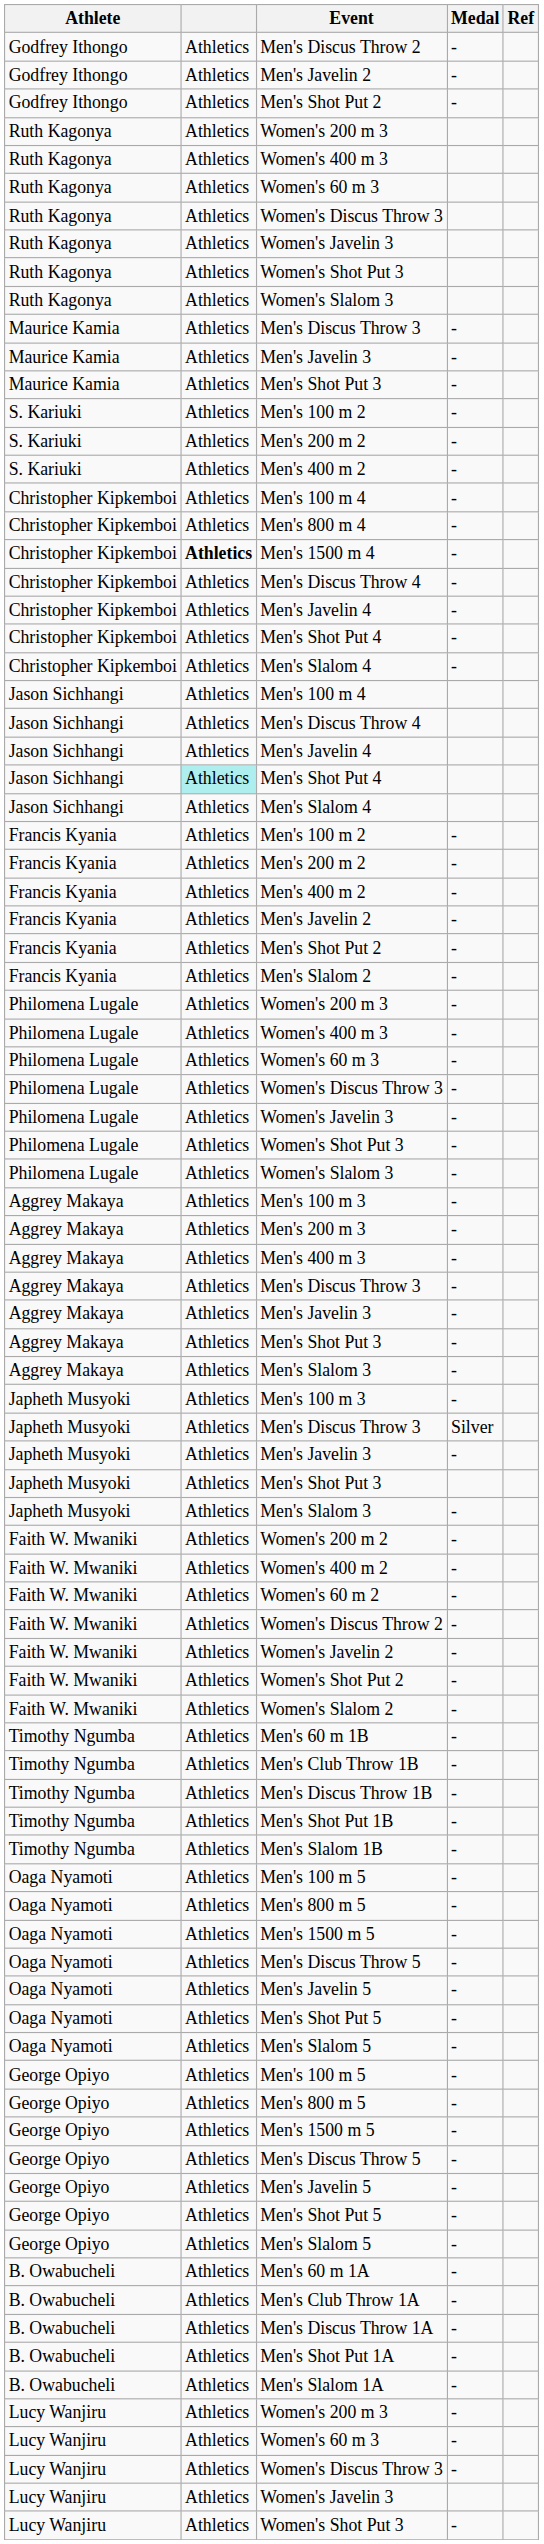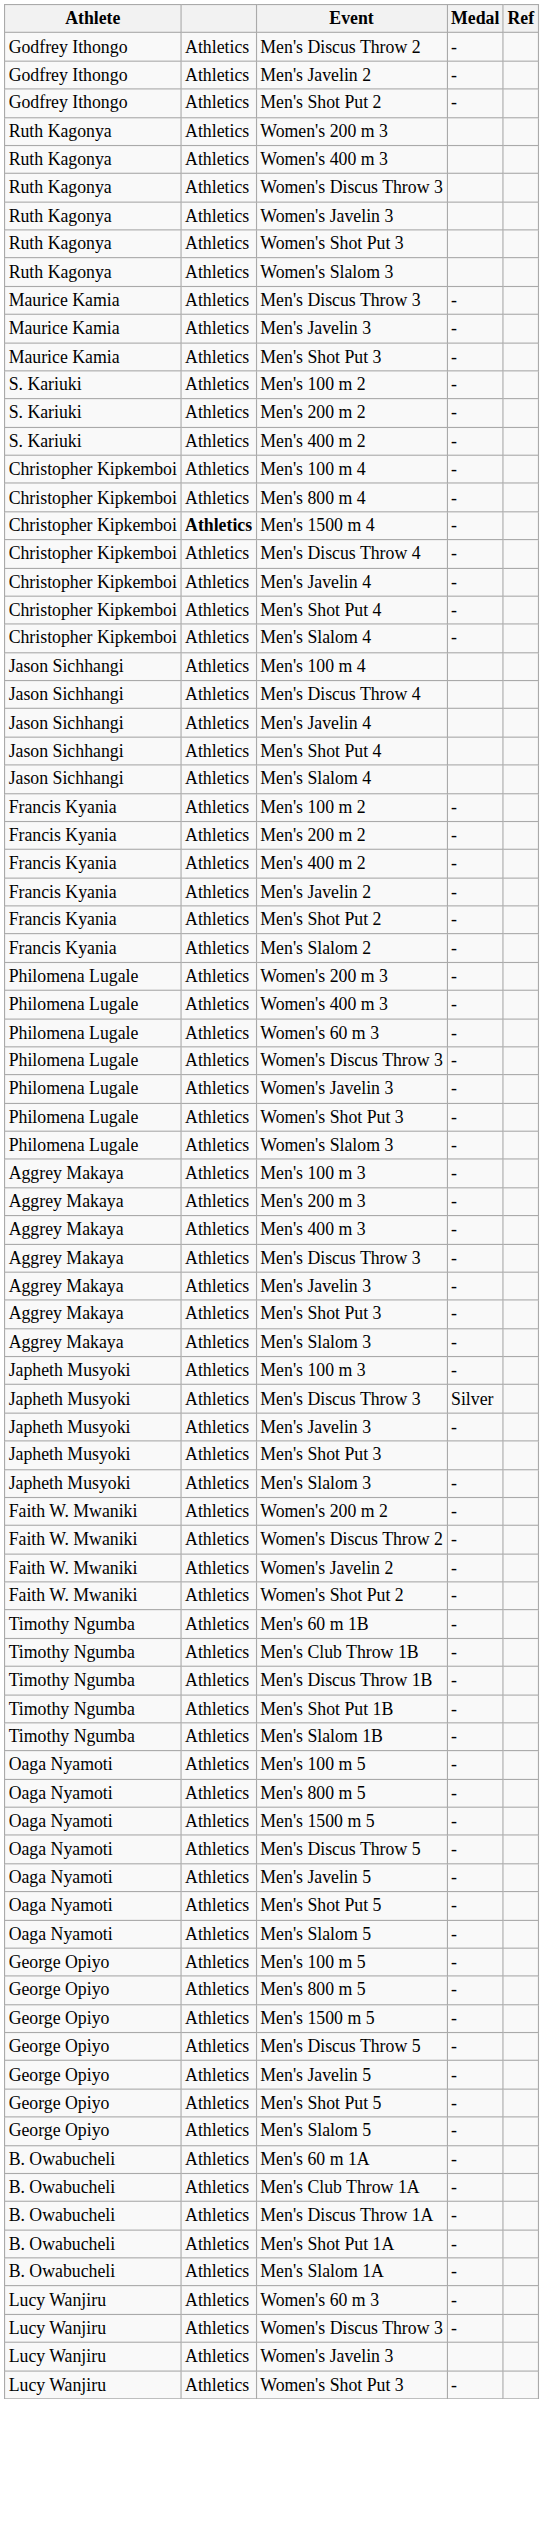- row: (60, 187)
(217, 779) paleturquoise background -> (217, 750) no background
- row: (73, 1567)
- row: (73, 1595)
- row: (73, 1708)
- row: (57, 2412)
